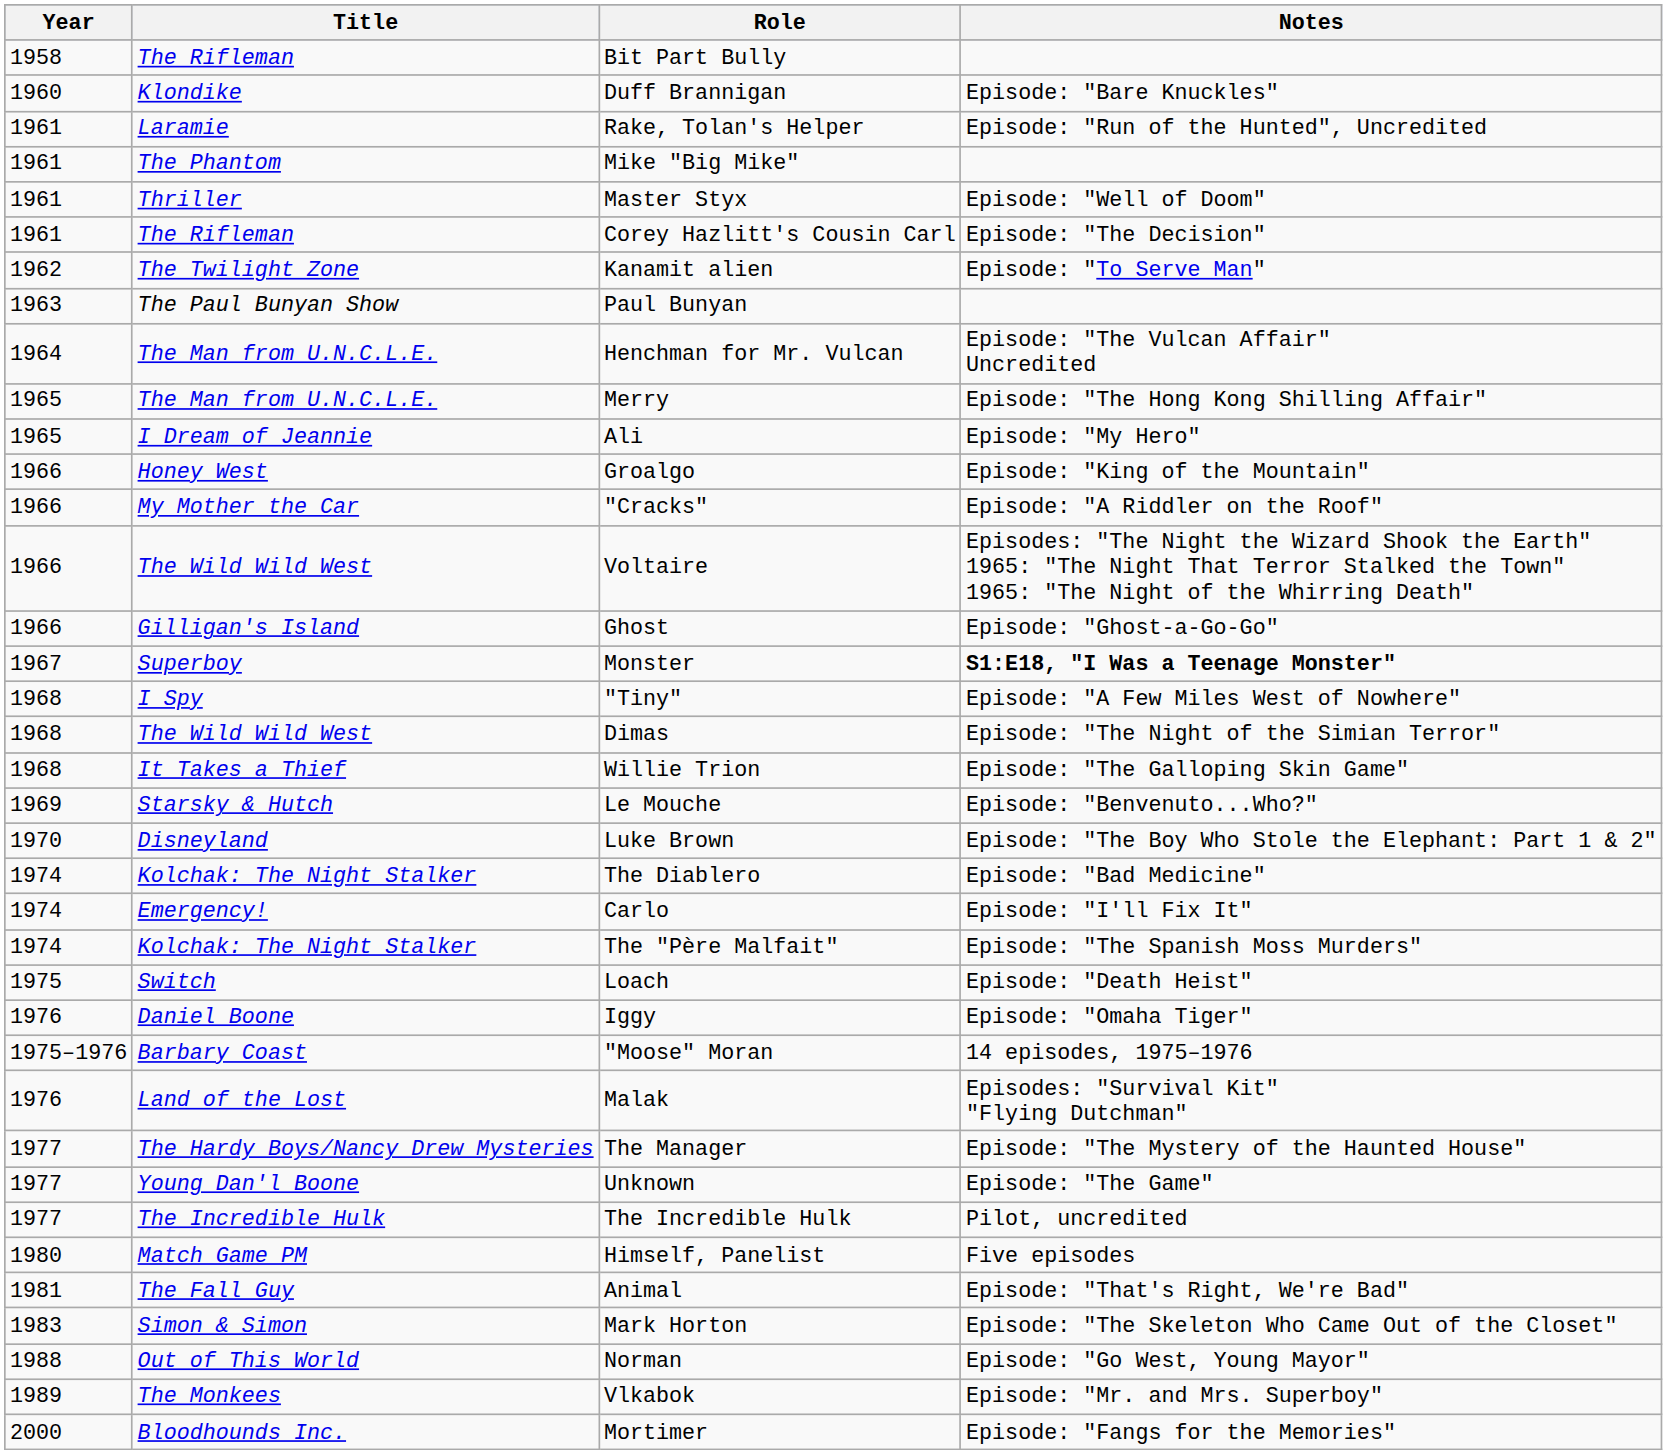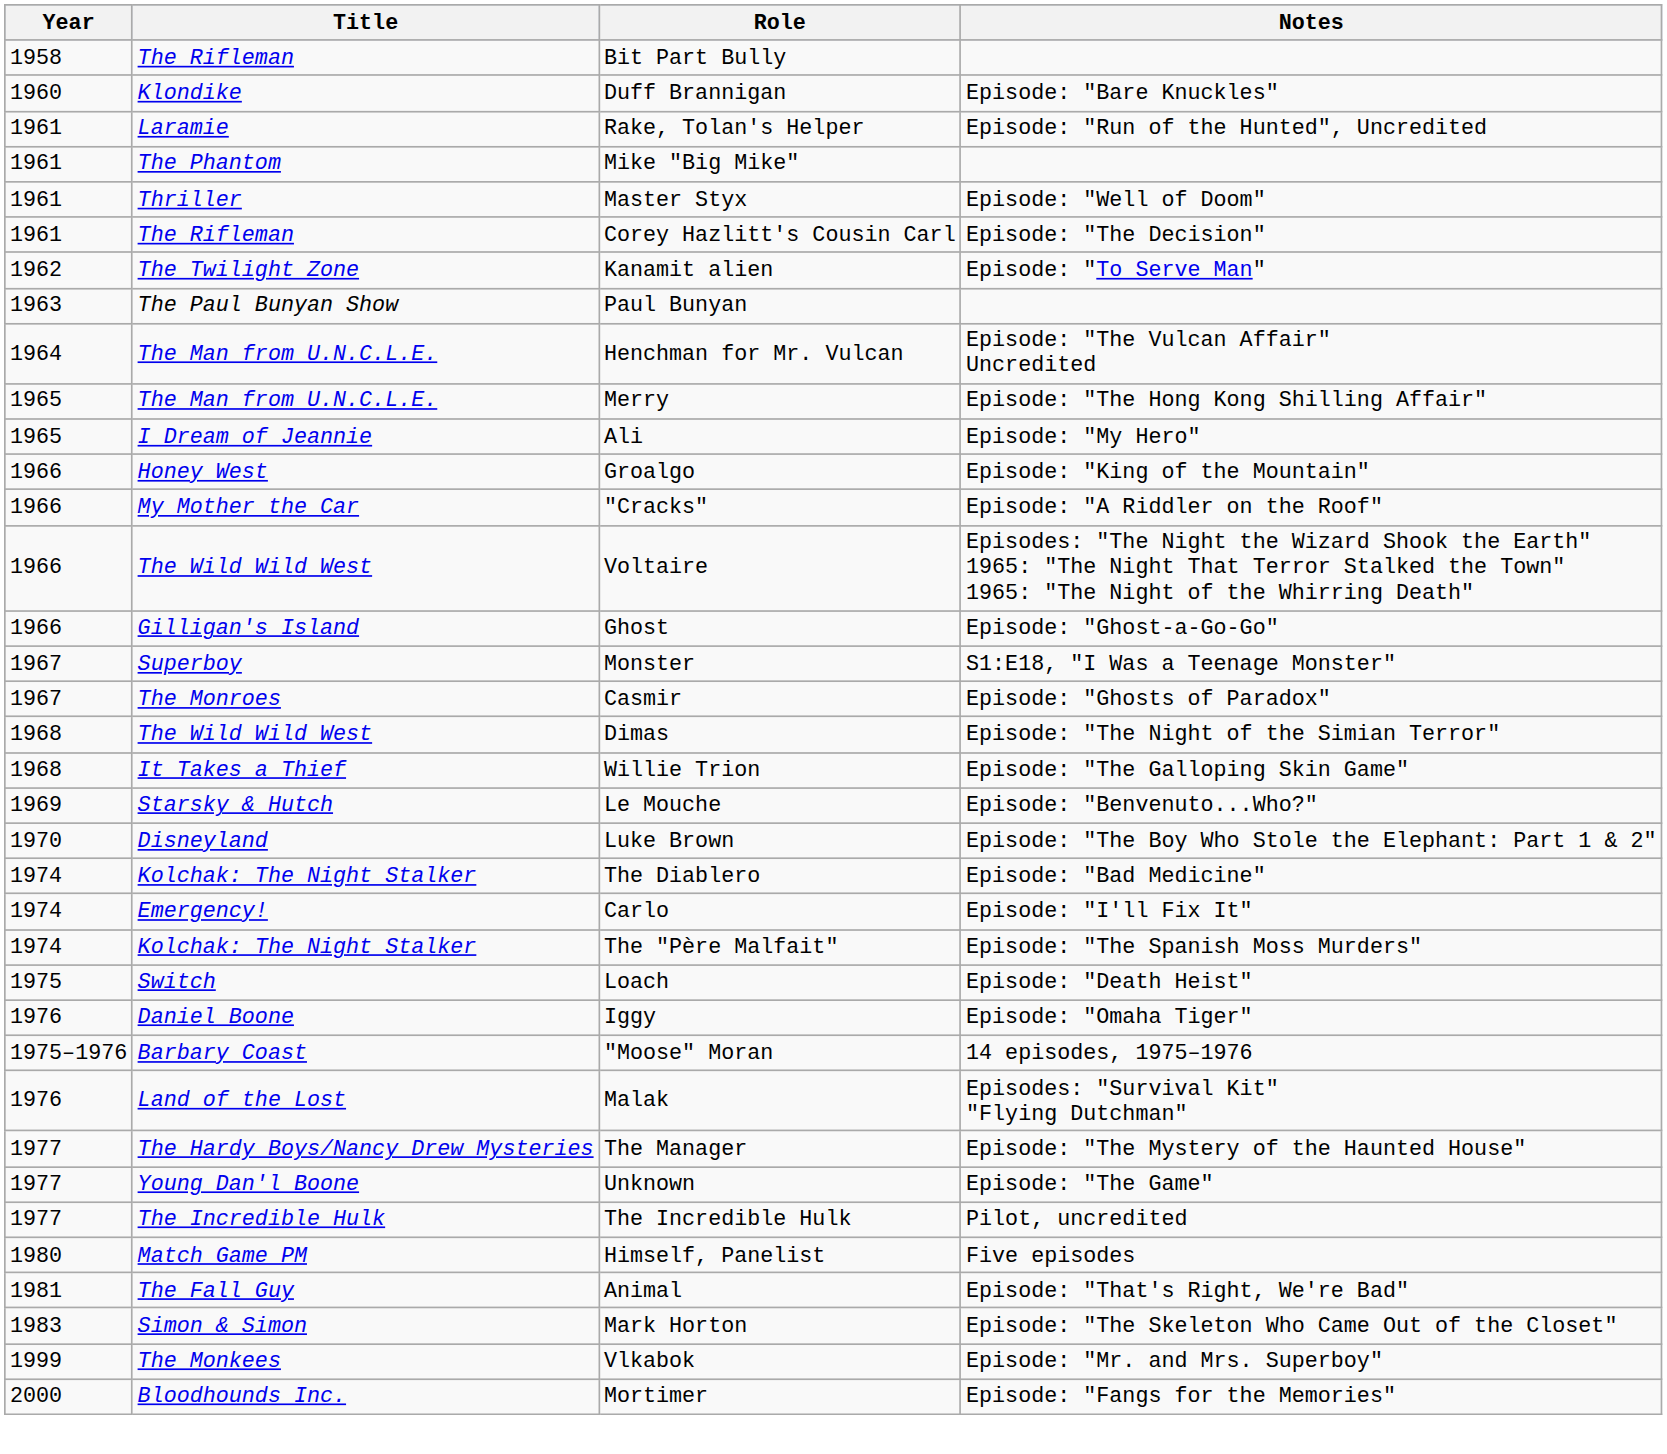(1181, 664) bold -> (1181, 664) normal
+ row: (643, 699)
- row: (643, 699)
- row: (643, 1361)
(36, 1397) 1989 -> (36, 1361) 1999
